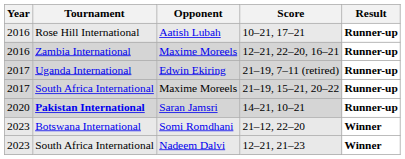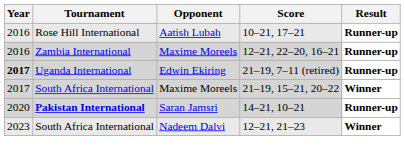(18, 70) normal -> (18, 70) bold
(371, 89) Runner-up -> (363, 89) Winner
- row: (274, 126)
